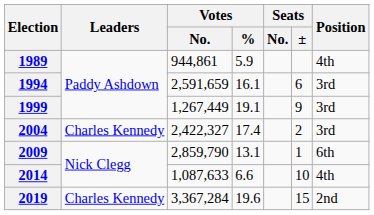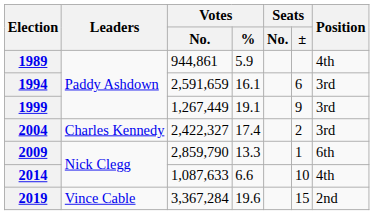(248, 152) 13.1 -> (248, 152) 13.3
(115, 198) Charles Kennedy -> (100, 198) Vince Cable
